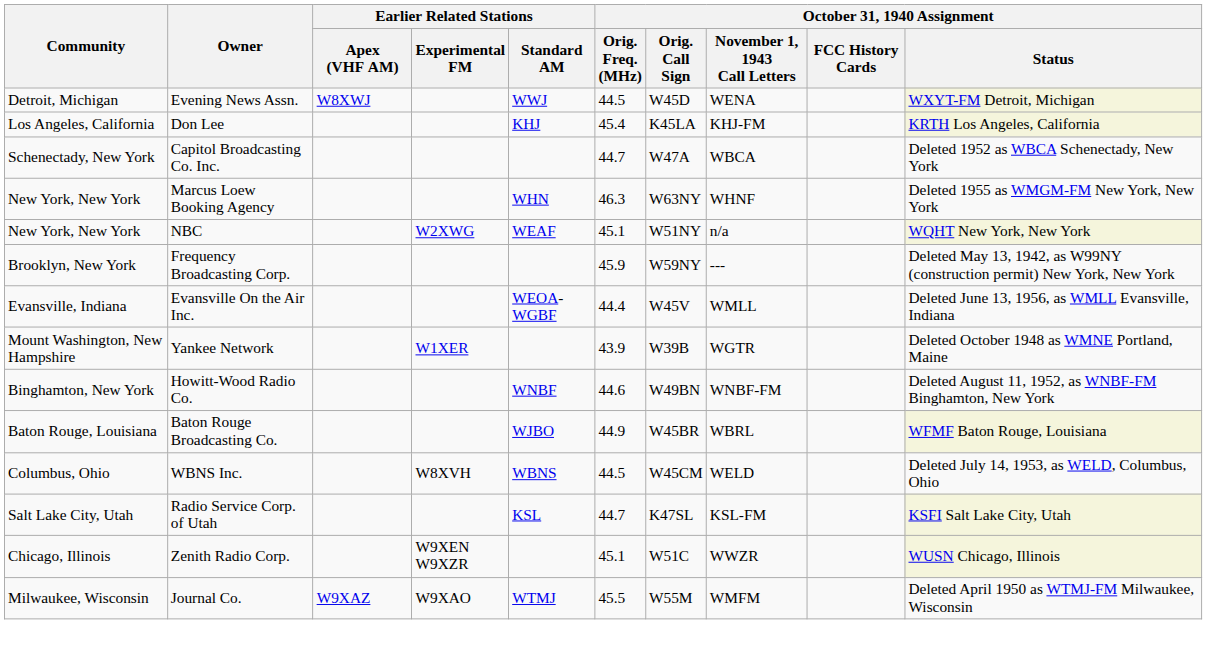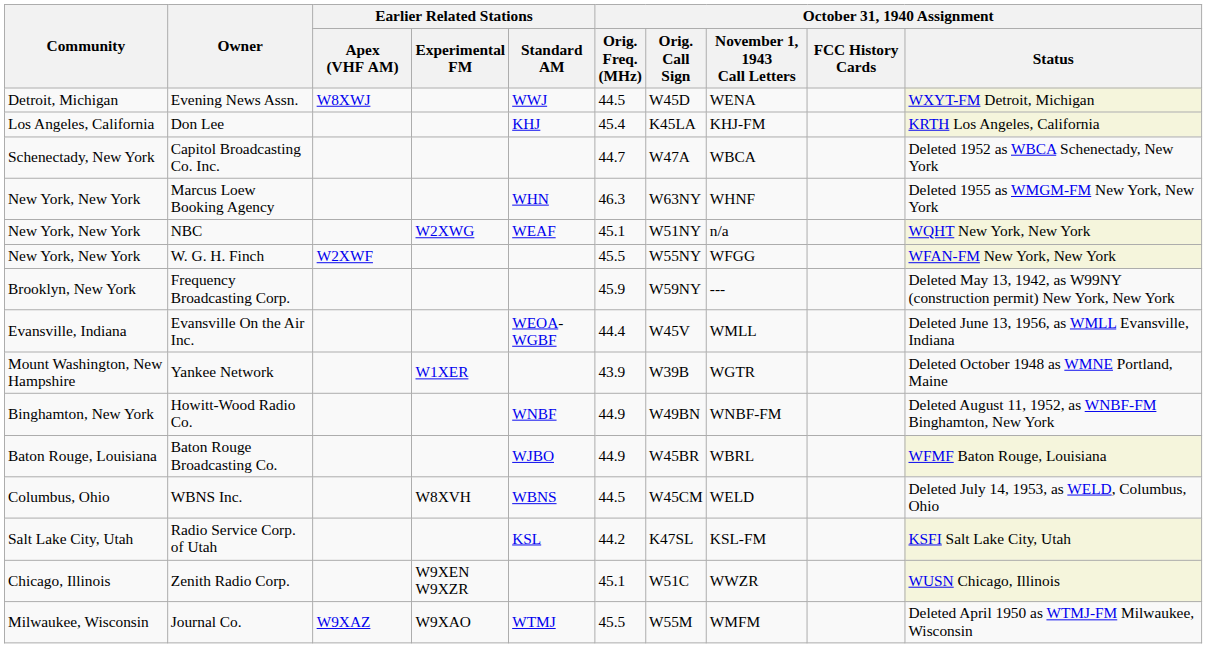+ row: (217, 256)
(612, 389) 44.6 -> (612, 414) 44.9
(612, 514) 44.7 -> (612, 539) 44.2
